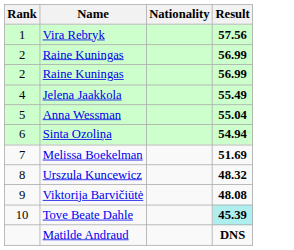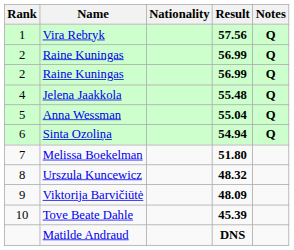+ column: (271, 14)
(233, 94) 55.49 -> (233, 94) 55.48
(233, 154) 51.69 -> (233, 154) 51.80
(233, 194) 48.08 -> (233, 194) 48.09
(233, 214) paleturquoise background -> (233, 214) no background
